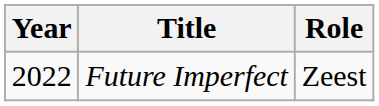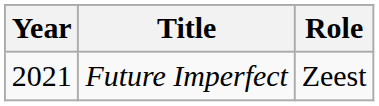(42, 75) 2022 -> (42, 75) 2021
